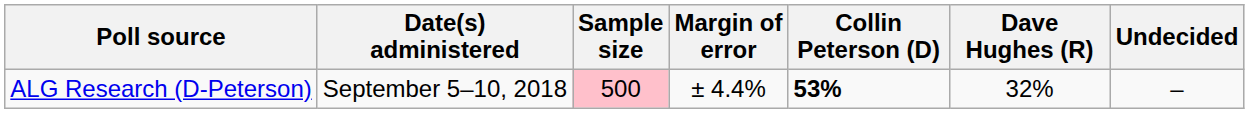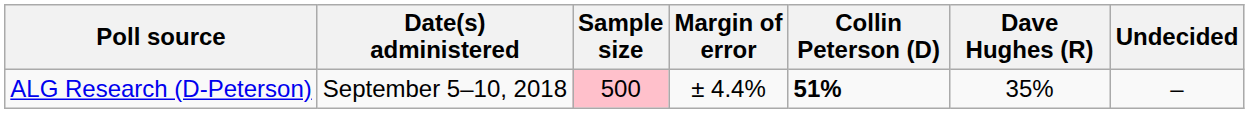(818, 88) 53% -> (818, 88) 51%
(1030, 88) 32% -> (1030, 88) 35%
